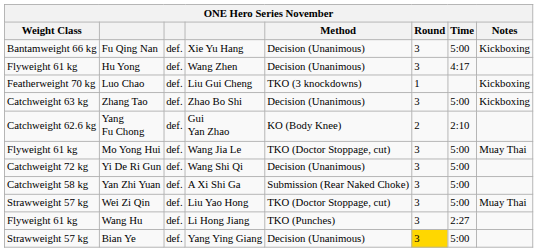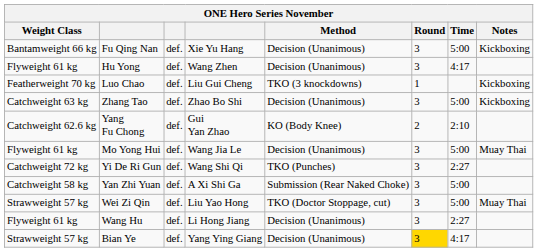(329, 149) TKO (Doctor Stoppage, cut) -> (316, 149) Decision (Unanimous)
(316, 167) Decision (Unanimous) -> (301, 167) TKO (Punches)
(460, 167) 5:00 -> (460, 167) 2:27
(301, 220) TKO (Punches) -> (316, 220) Decision (Unanimous)
(460, 238) 5:00 -> (460, 238) 4:17
